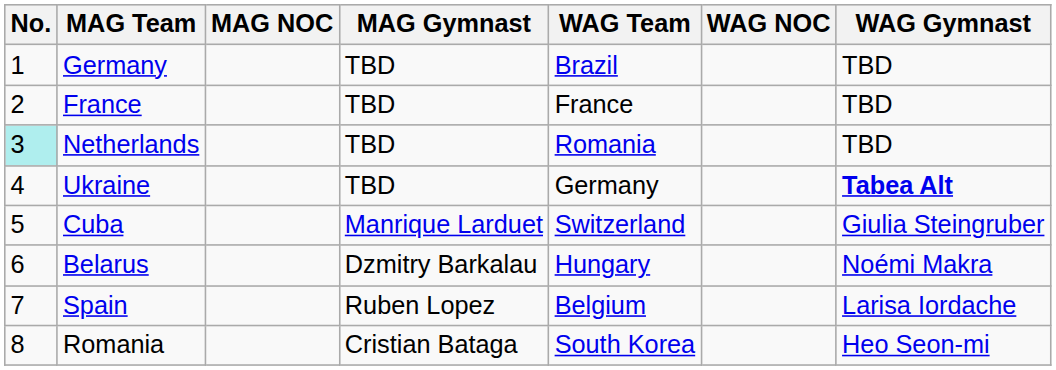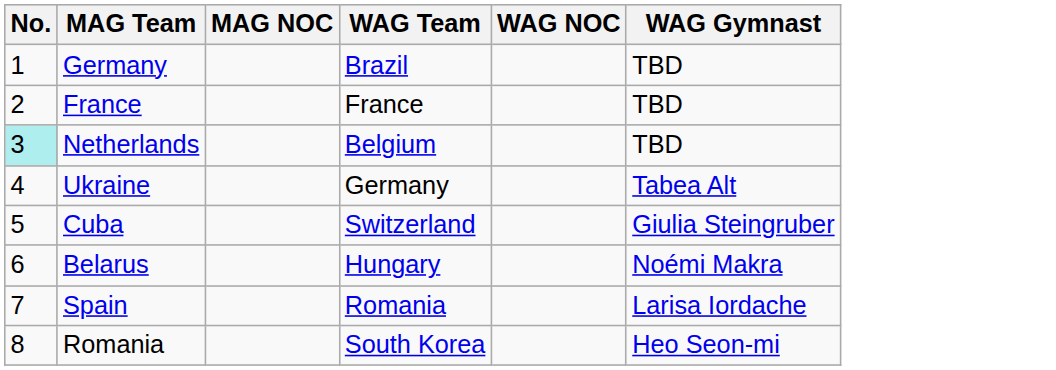- column: (444, 24)
(605, 144) Romania -> (390, 144) Belgium
(898, 184) bold -> (684, 184) normal
(600, 305) Belgium -> (395, 305) Romania
